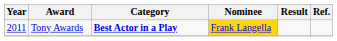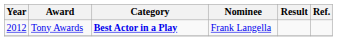(17, 28) 2011 -> (17, 28) 2012
(241, 28) gold background -> (241, 28) no background
